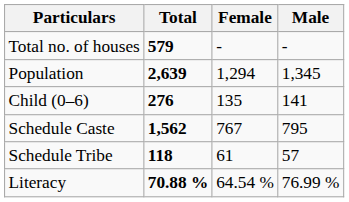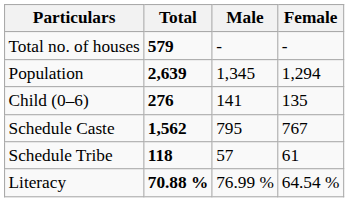columns swapped: (311, 18) <-> (245, 18)
